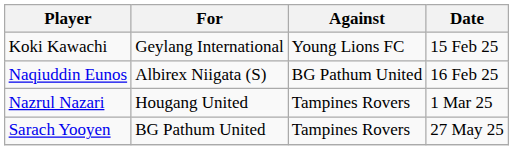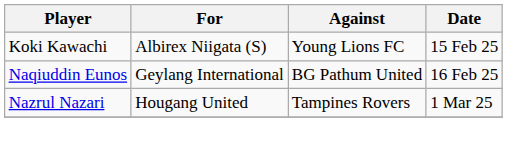(209, 46) Geylang International -> (201, 46) Albirex Niigata (S)
(201, 74) Albirex Niigata (S) -> (209, 74) Geylang International
- row: (60, 130)
